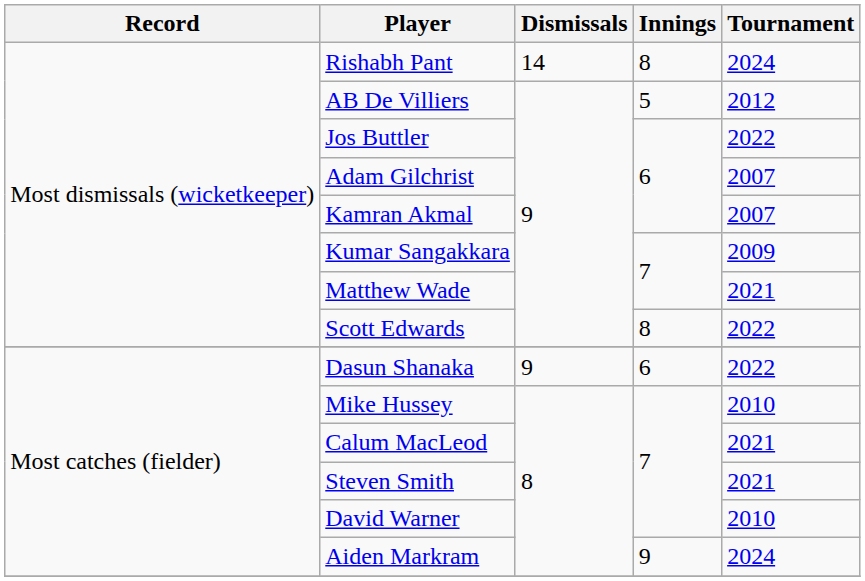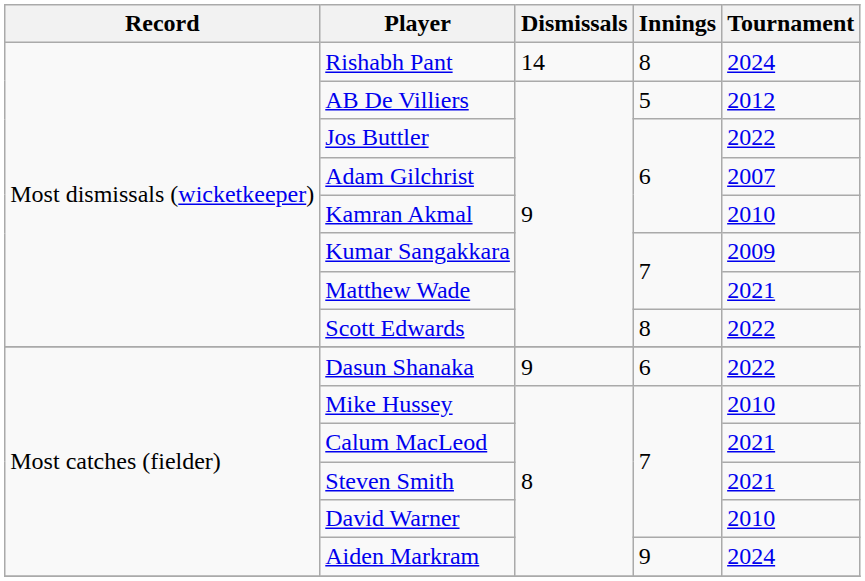(751, 213) 2007 -> (751, 213) 2010
